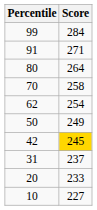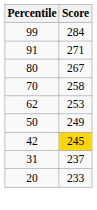(76, 68) 264 -> (76, 68) 267
(76, 104) 254 -> (76, 104) 253
- row: (32, 196)
